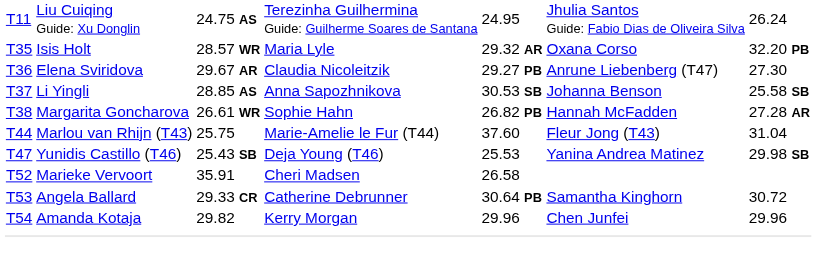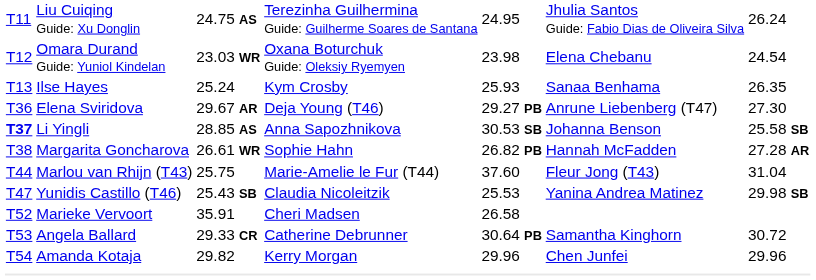+ row: (101, 57)
+ row: (72, 87)
- row: (64, 48)
(327, 70) Claudia Nicoleitzik -> (324, 108) Deja Young (T46)
(19, 91) normal -> (19, 129) bold
(324, 154) Deja Young (T46) -> (327, 192) Claudia Nicoleitzik
